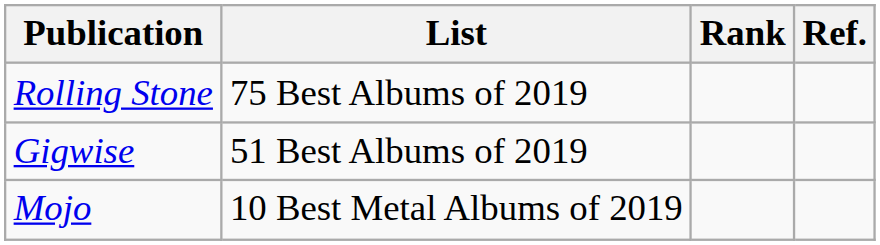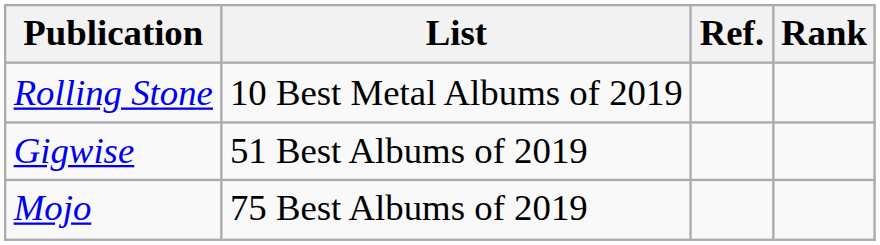columns swapped: (743, 33) <-> (835, 33)
(409, 92) 75 Best Albums of 2019 -> (456, 92) 10 Best Metal Albums of 2019
(456, 208) 10 Best Metal Albums of 2019 -> (409, 208) 75 Best Albums of 2019
